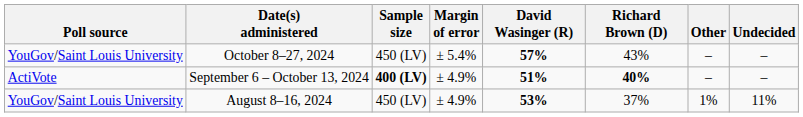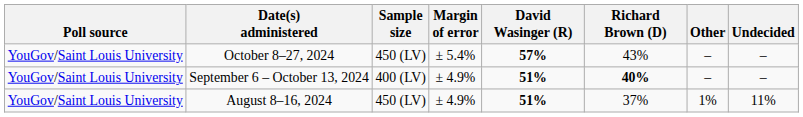(32, 78) ActiVote -> (95, 78) YouGov/Saint Louis University
(401, 78) bold -> (401, 78) normal
(534, 101) 53% -> (533, 101) 51%
